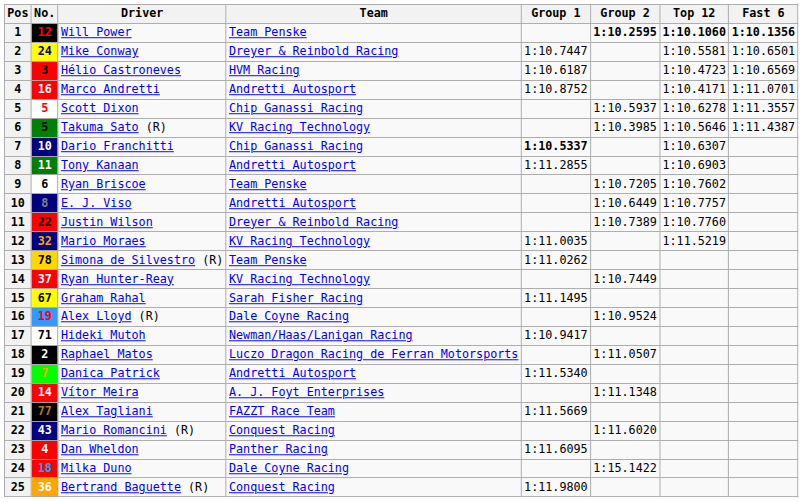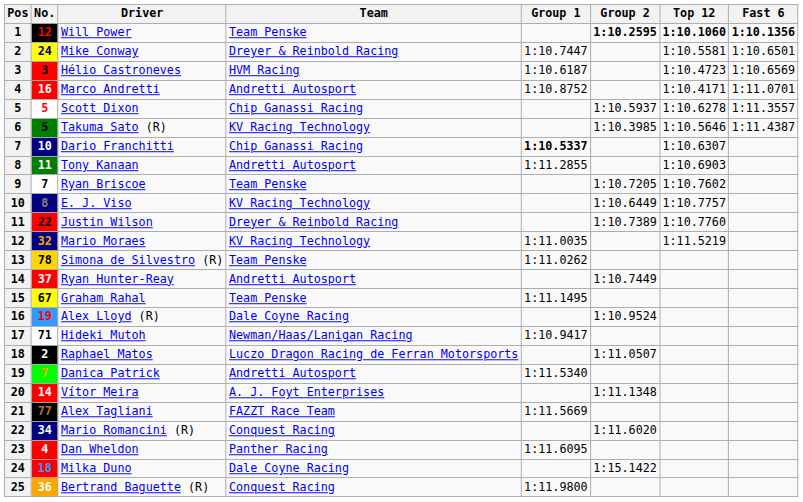(45, 185) 6 -> (45, 185) 7
(293, 204) Andretti Autosport -> (300, 204) KV Racing Technology
(300, 279) KV Racing Technology -> (293, 279) Andretti Autosport
(296, 298) Sarah Fisher Racing -> (268, 298) Team Penske
(45, 431) 43 -> (45, 431) 34
